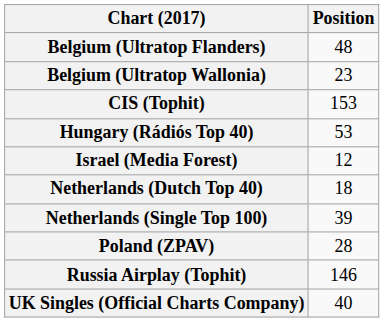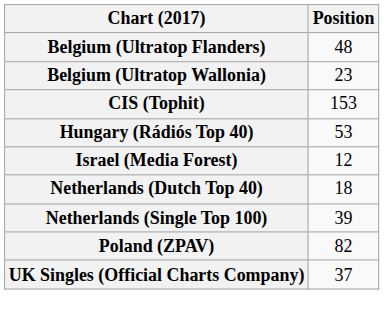(344, 246) 28 -> (344, 246) 82
- row: (157, 274)
(344, 302) 40 -> (344, 274) 37
